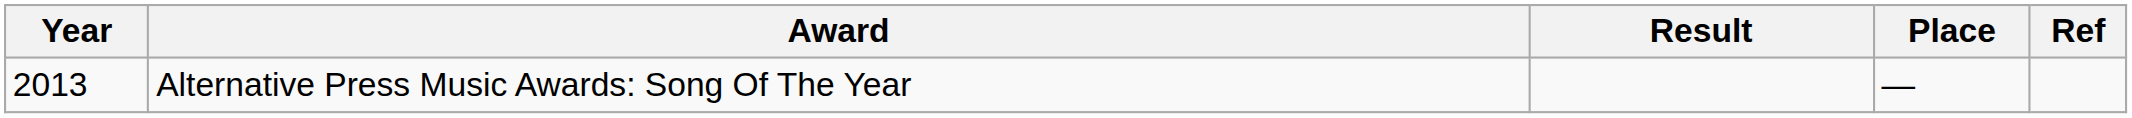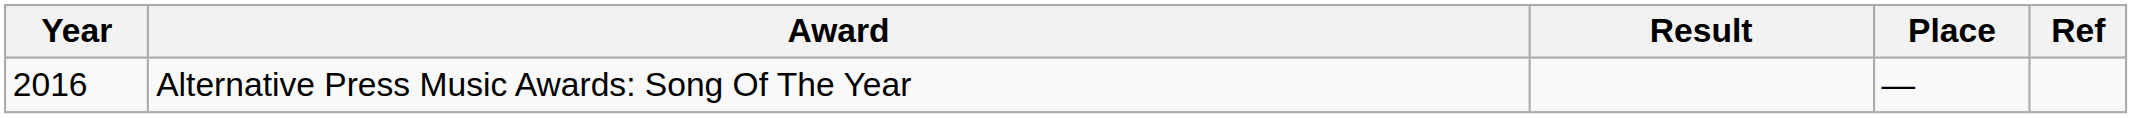(50, 84) 2013 -> (50, 84) 2016
